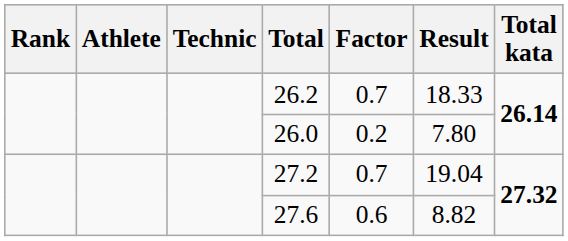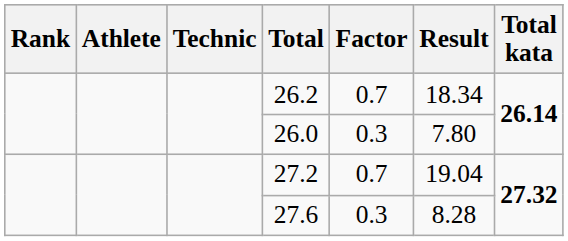(454, 93) 18.33 -> (454, 93) 18.34
(372, 133) 0.2 -> (372, 133) 0.3
(372, 214) 0.6 -> (372, 214) 0.3
(454, 214) 8.82 -> (454, 214) 8.28
